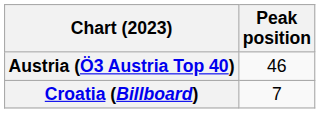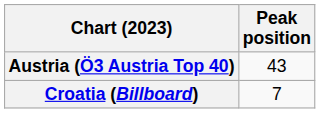(277, 66) 46 -> (277, 66) 43
